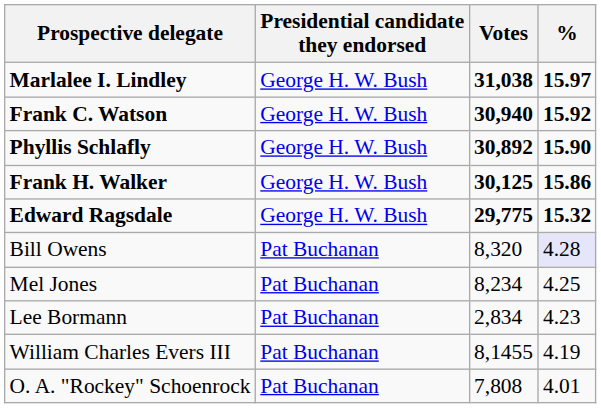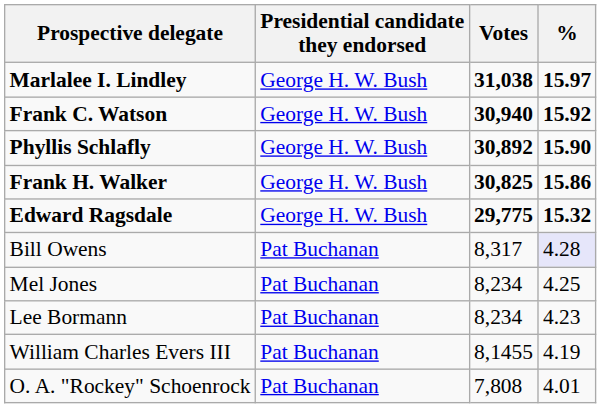(504, 181) 30,125 -> (504, 181) 30,825
(498, 249) 8,320 -> (498, 249) 8,317
(498, 317) 2,834 -> (498, 317) 8,234
